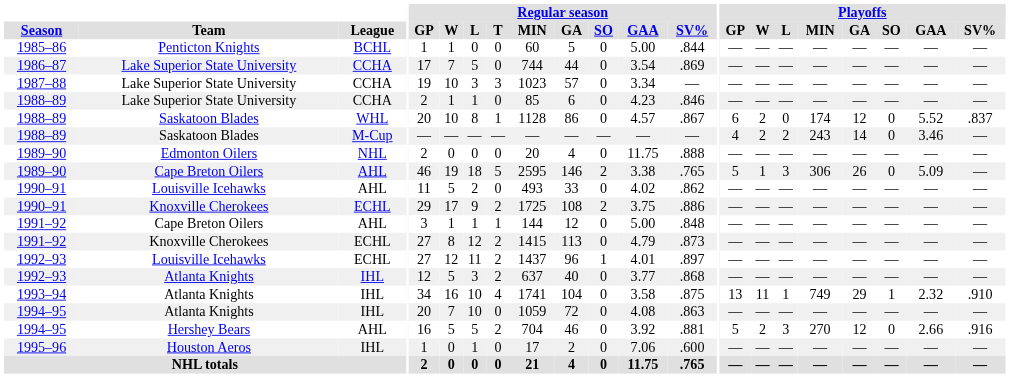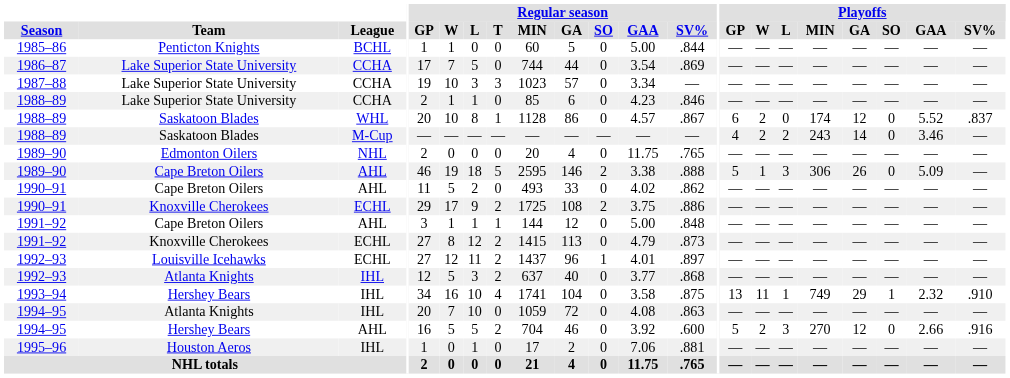(692, 153) .888 -> (692, 153) .765
(692, 171) .765 -> (692, 171) .888
(209, 188) Louisville Icehawks -> (209, 188) Cape Breton Oilers
(209, 294) Atlanta Knights -> (209, 294) Hershey Bears
(692, 329) .881 -> (692, 329) .600
(692, 347) .600 -> (692, 347) .881
